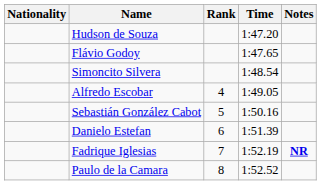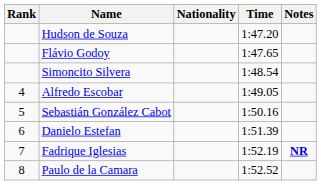columns swapped: (221, 14) <-> (37, 14)
